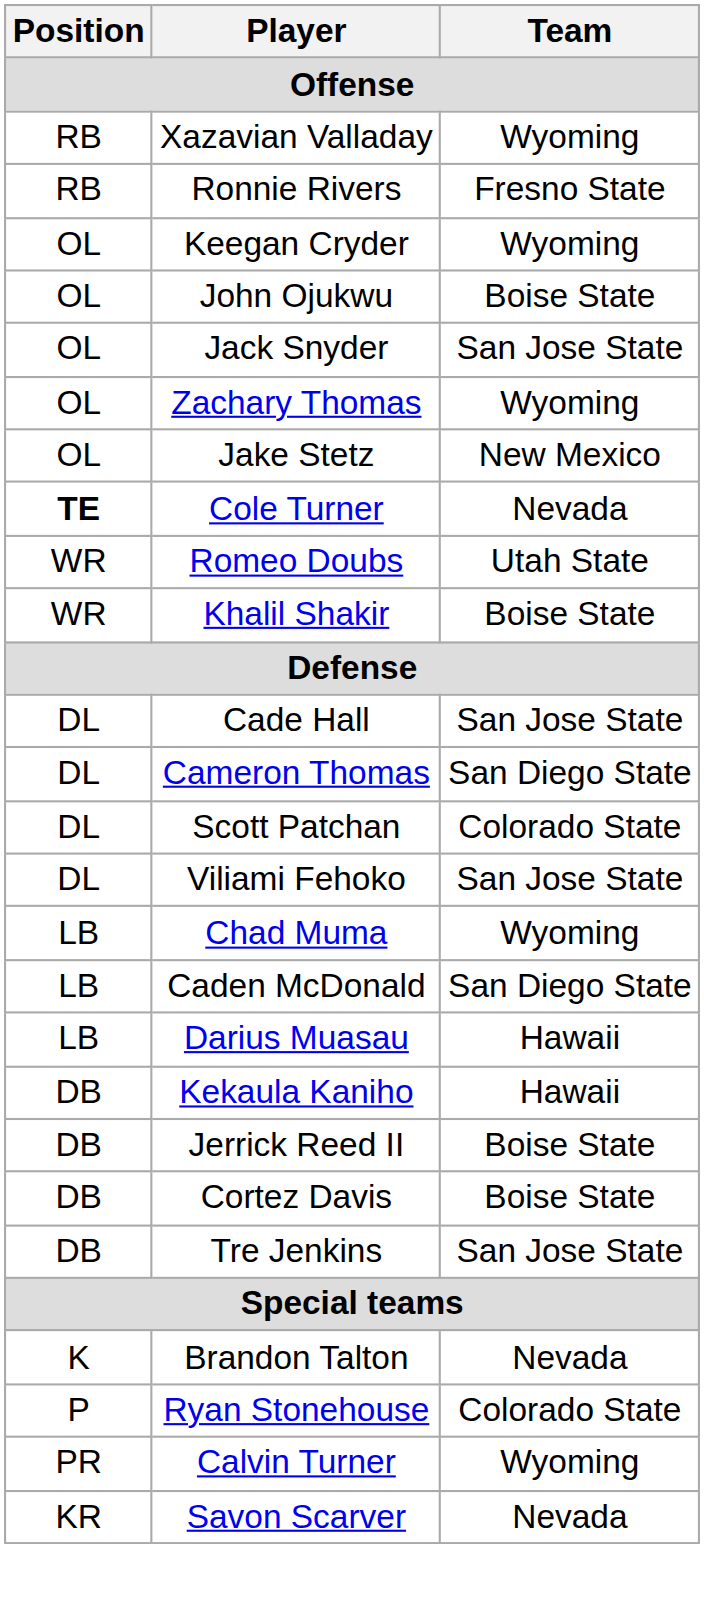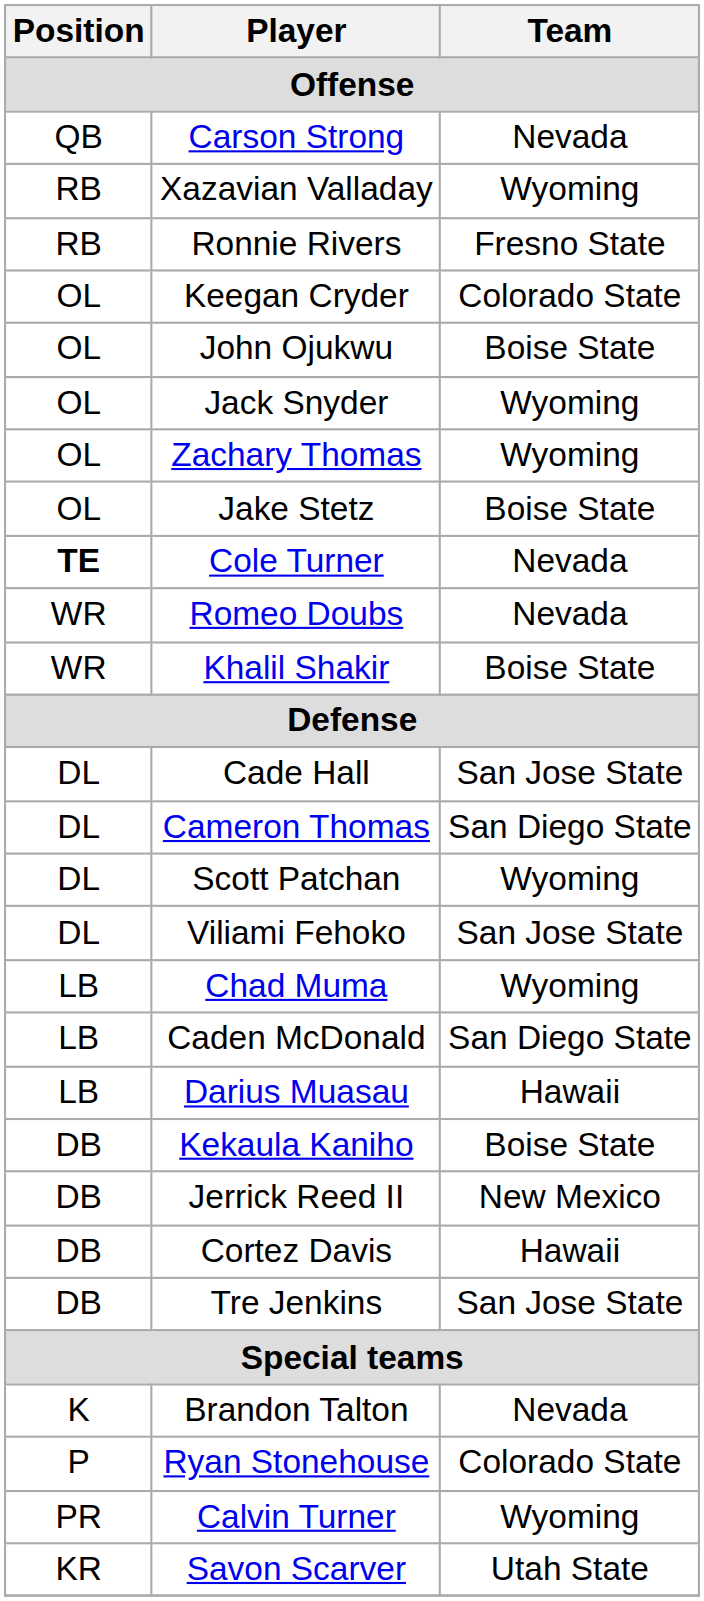+ row: (296, 137)
(570, 243) Wyoming -> (570, 296) Colorado State
(570, 349) San Jose State -> (570, 402) Wyoming
(570, 455) New Mexico -> (570, 508) Boise State
(570, 561) Utah State -> (570, 614) Nevada
(570, 826) Colorado State -> (570, 879) Wyoming
(570, 1091) Hawaii -> (570, 1144) Boise State
(570, 1144) Boise State -> (570, 1197) New Mexico
(570, 1197) Boise State -> (570, 1250) Hawaii
(570, 1515) Nevada -> (570, 1568) Utah State
